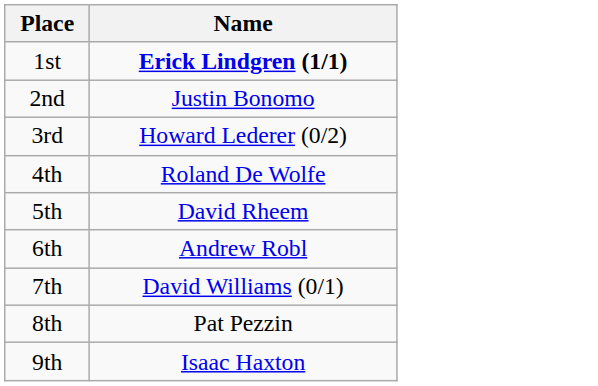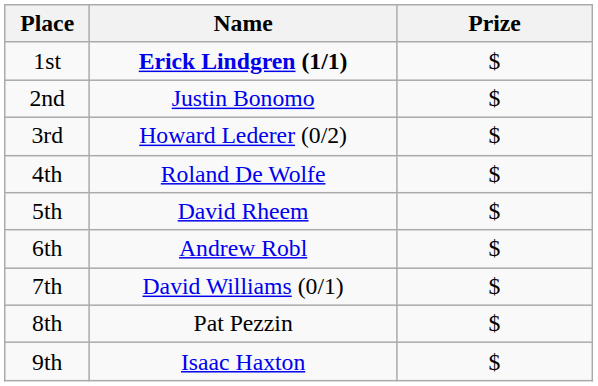+ column: (495, 23)
